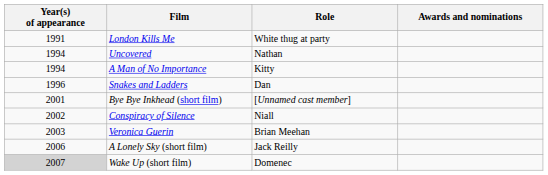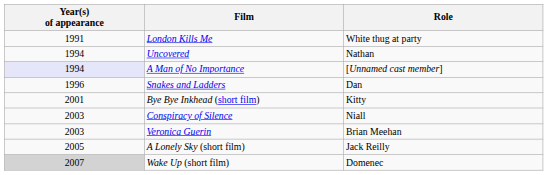- column: (470, 17)
(55, 69) no background -> (74, 69) lavender background
(264, 69) Kitty -> (394, 69) [Unnamed cast member]
(303, 100) [Unnamed cast member] -> (356, 100) Kitty
(55, 116) 2002 -> (74, 116) 2003
(55, 147) 2006 -> (74, 147) 2005
